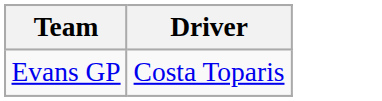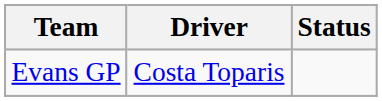+ column: (334, 26)
